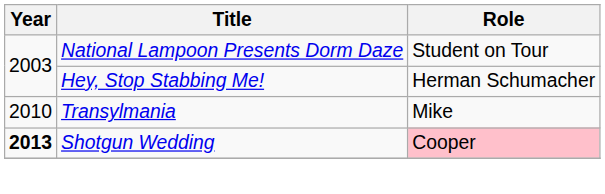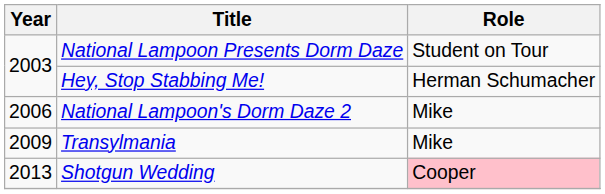+ row: (206, 111)
(31, 111) 2010 -> (31, 142) 2009
(31, 142) bold -> (31, 173) normal
